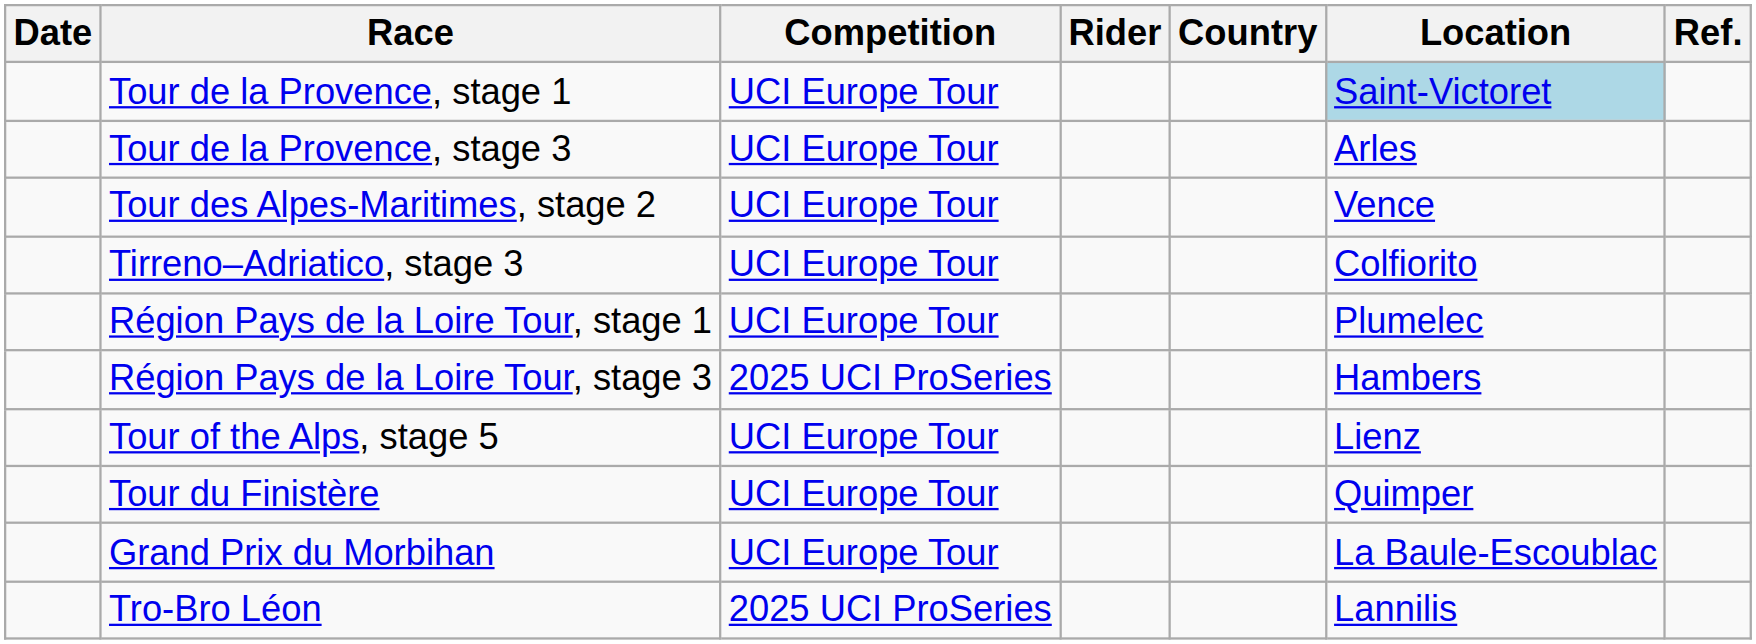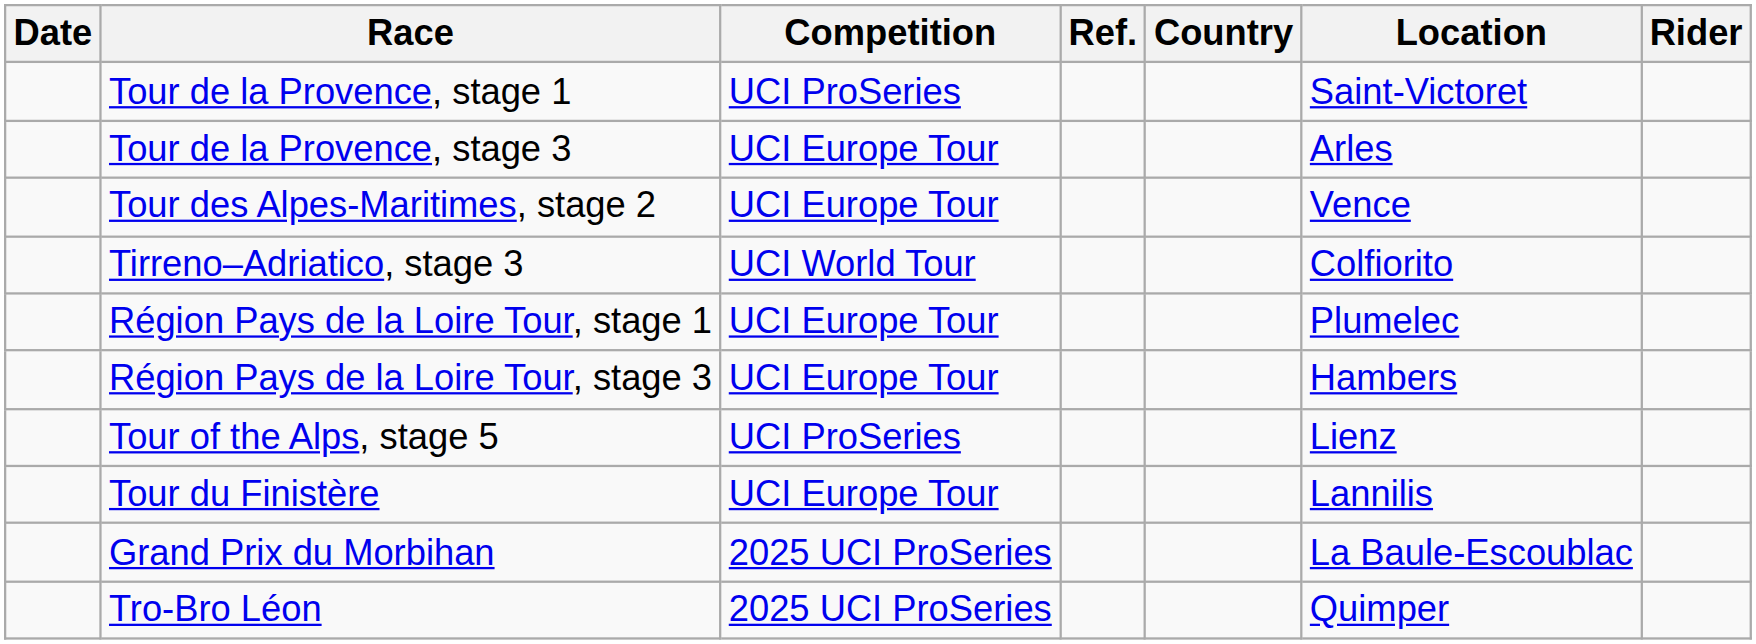columns swapped: (1115, 33) <-> (1708, 33)
(864, 90) UCI Europe Tour -> (845, 90) UCI ProSeries
(1443, 90) lightblue background -> (1419, 90) no background
(864, 263) UCI Europe Tour -> (852, 263) UCI World Tour
(890, 378) 2025 UCI ProSeries -> (864, 378) UCI Europe Tour
(864, 436) UCI Europe Tour -> (845, 436) UCI ProSeries
(1404, 494) Quimper -> (1371, 494) Lannilis
(864, 551) UCI Europe Tour -> (890, 551) 2025 UCI ProSeries
(1396, 609) Lannilis -> (1379, 609) Quimper
